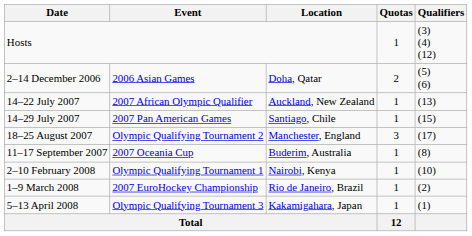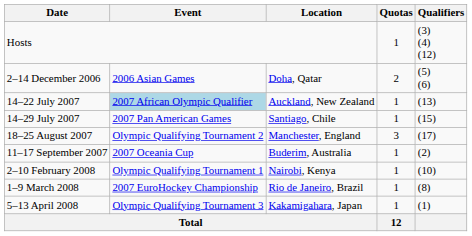(182, 101) no background -> (182, 101) lightblue background
(424, 153) (8) -> (424, 153) (2)
(424, 187) (2) -> (424, 187) (8)
